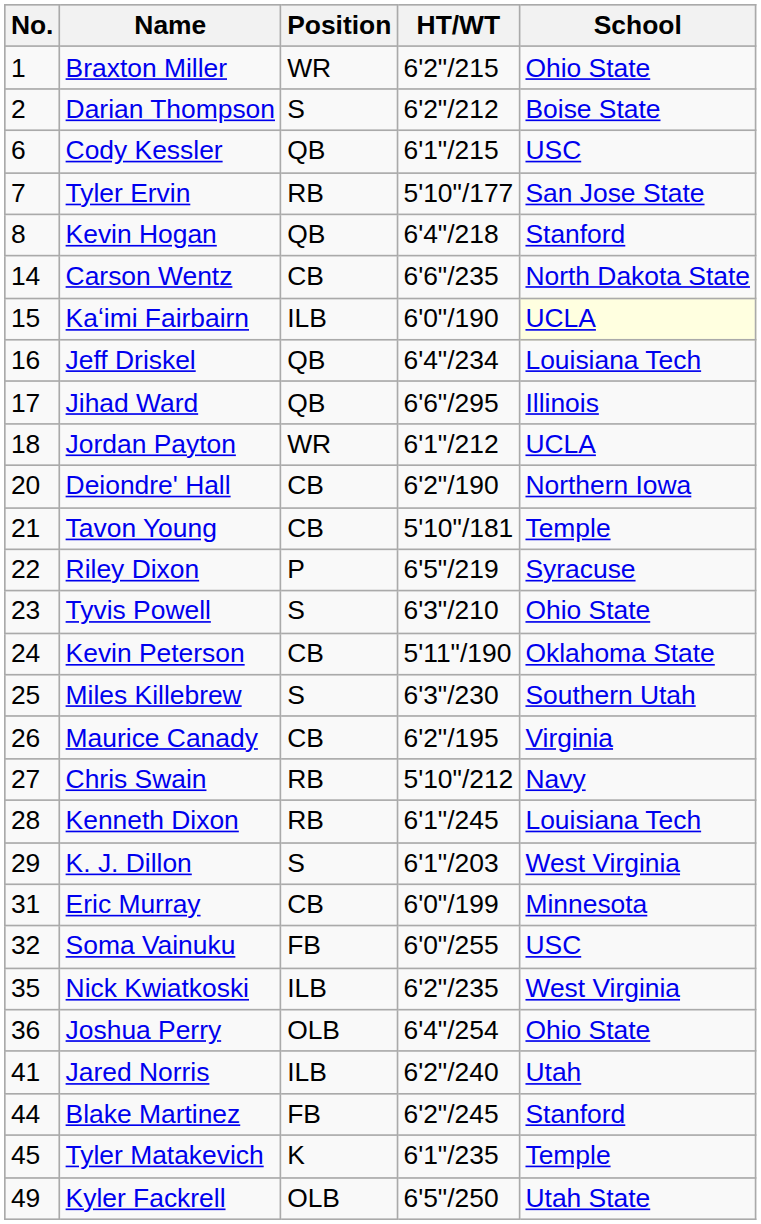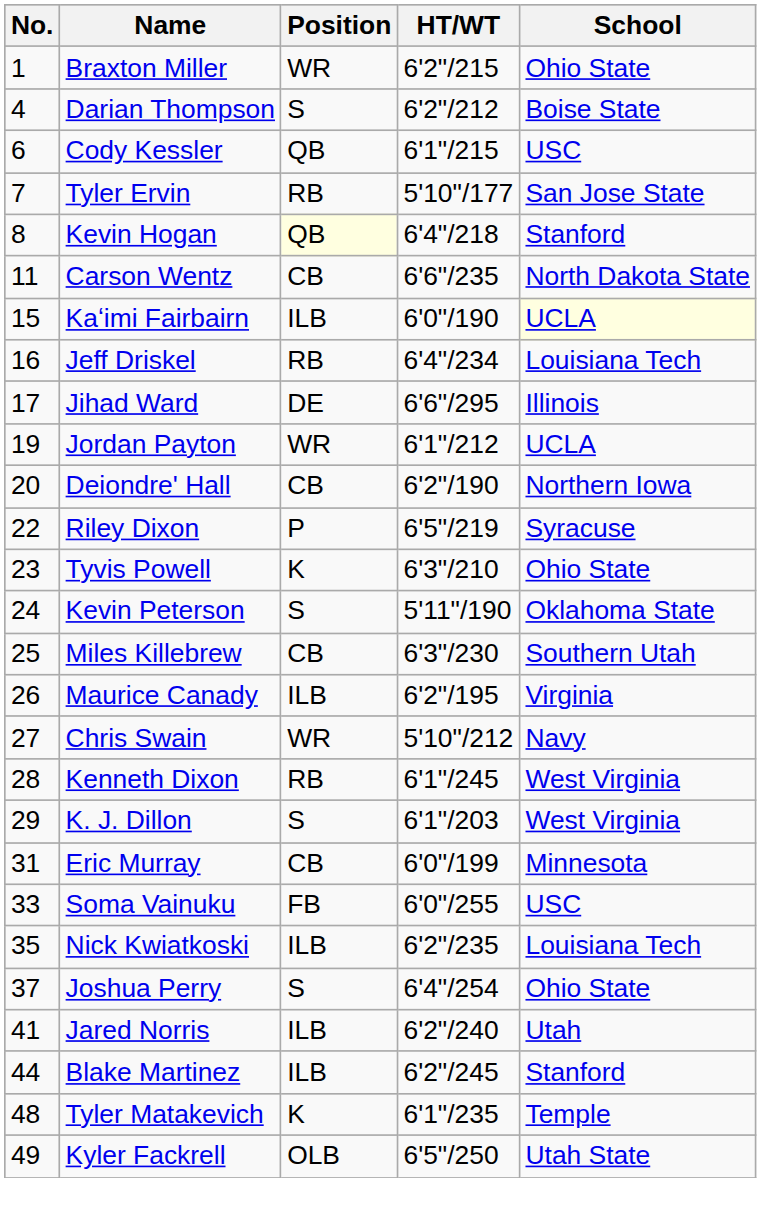(18, 109) 2 -> (18, 109) 4
(306, 234) no background -> (306, 234) lightyellow background
(26, 276) 14 -> (25, 276) 11
(306, 360) QB -> (305, 360) RB
(306, 402) QB -> (305, 402) DE
(26, 444) 18 -> (26, 444) 19
- row: (141, 527)
(296, 611) S -> (296, 569) K
(305, 653) CB -> (296, 611) S
(296, 695) S -> (305, 653) CB
(305, 737) CB -> (307, 695) ILB
(305, 779) RB -> (309, 737) WR
(613, 820) Louisiana Tech -> (603, 779) West Virginia
(26, 946) 32 -> (26, 904) 33
(603, 988) West Virginia -> (613, 946) Louisiana Tech
(26, 1030) 36 -> (26, 988) 37
(314, 1030) OLB -> (296, 988) S
(304, 1114) FB -> (307, 1072) ILB
(26, 1155) 45 -> (26, 1114) 48
